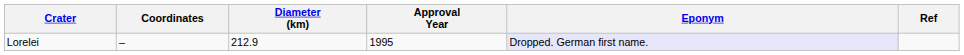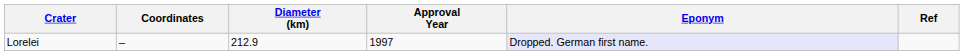(381, 42) 1995 -> (381, 42) 1997
